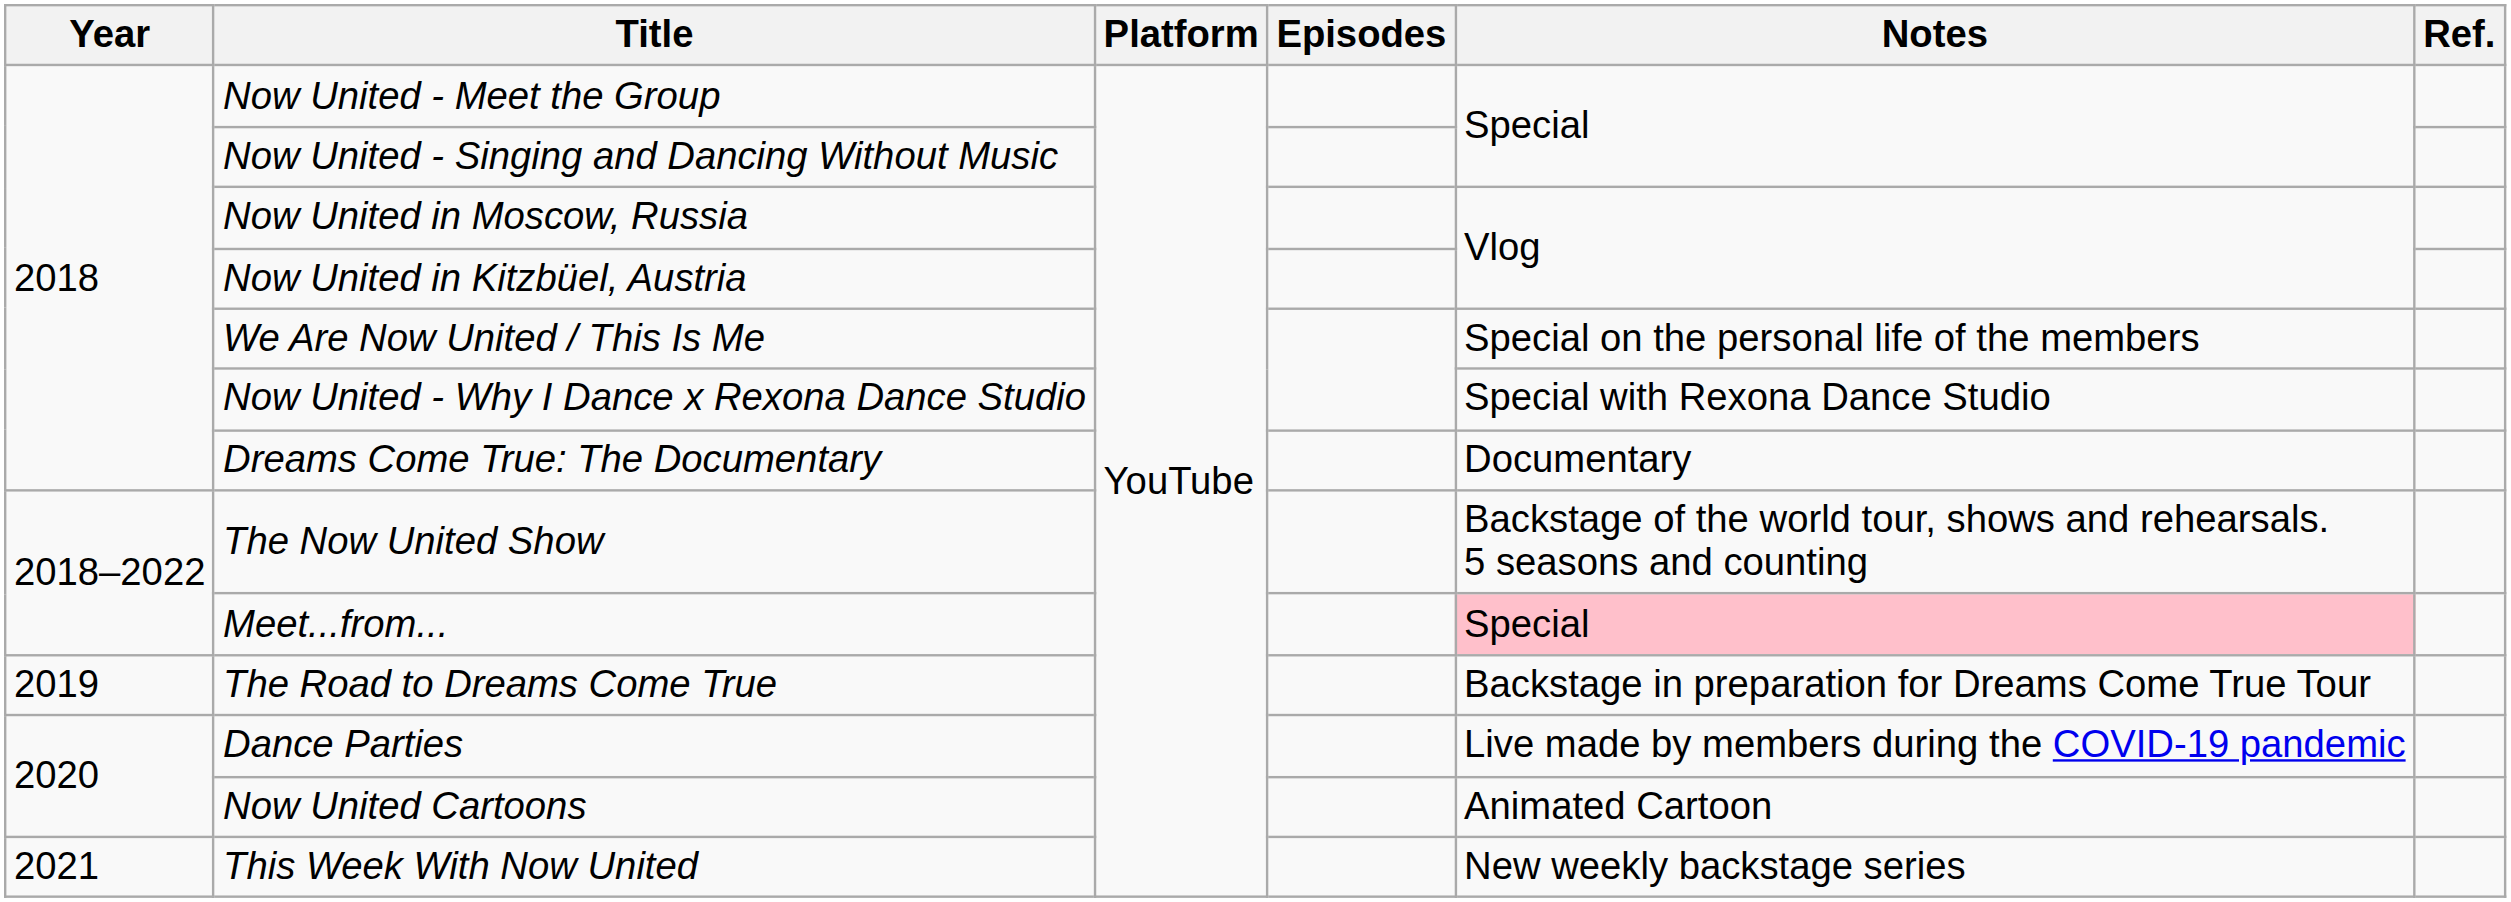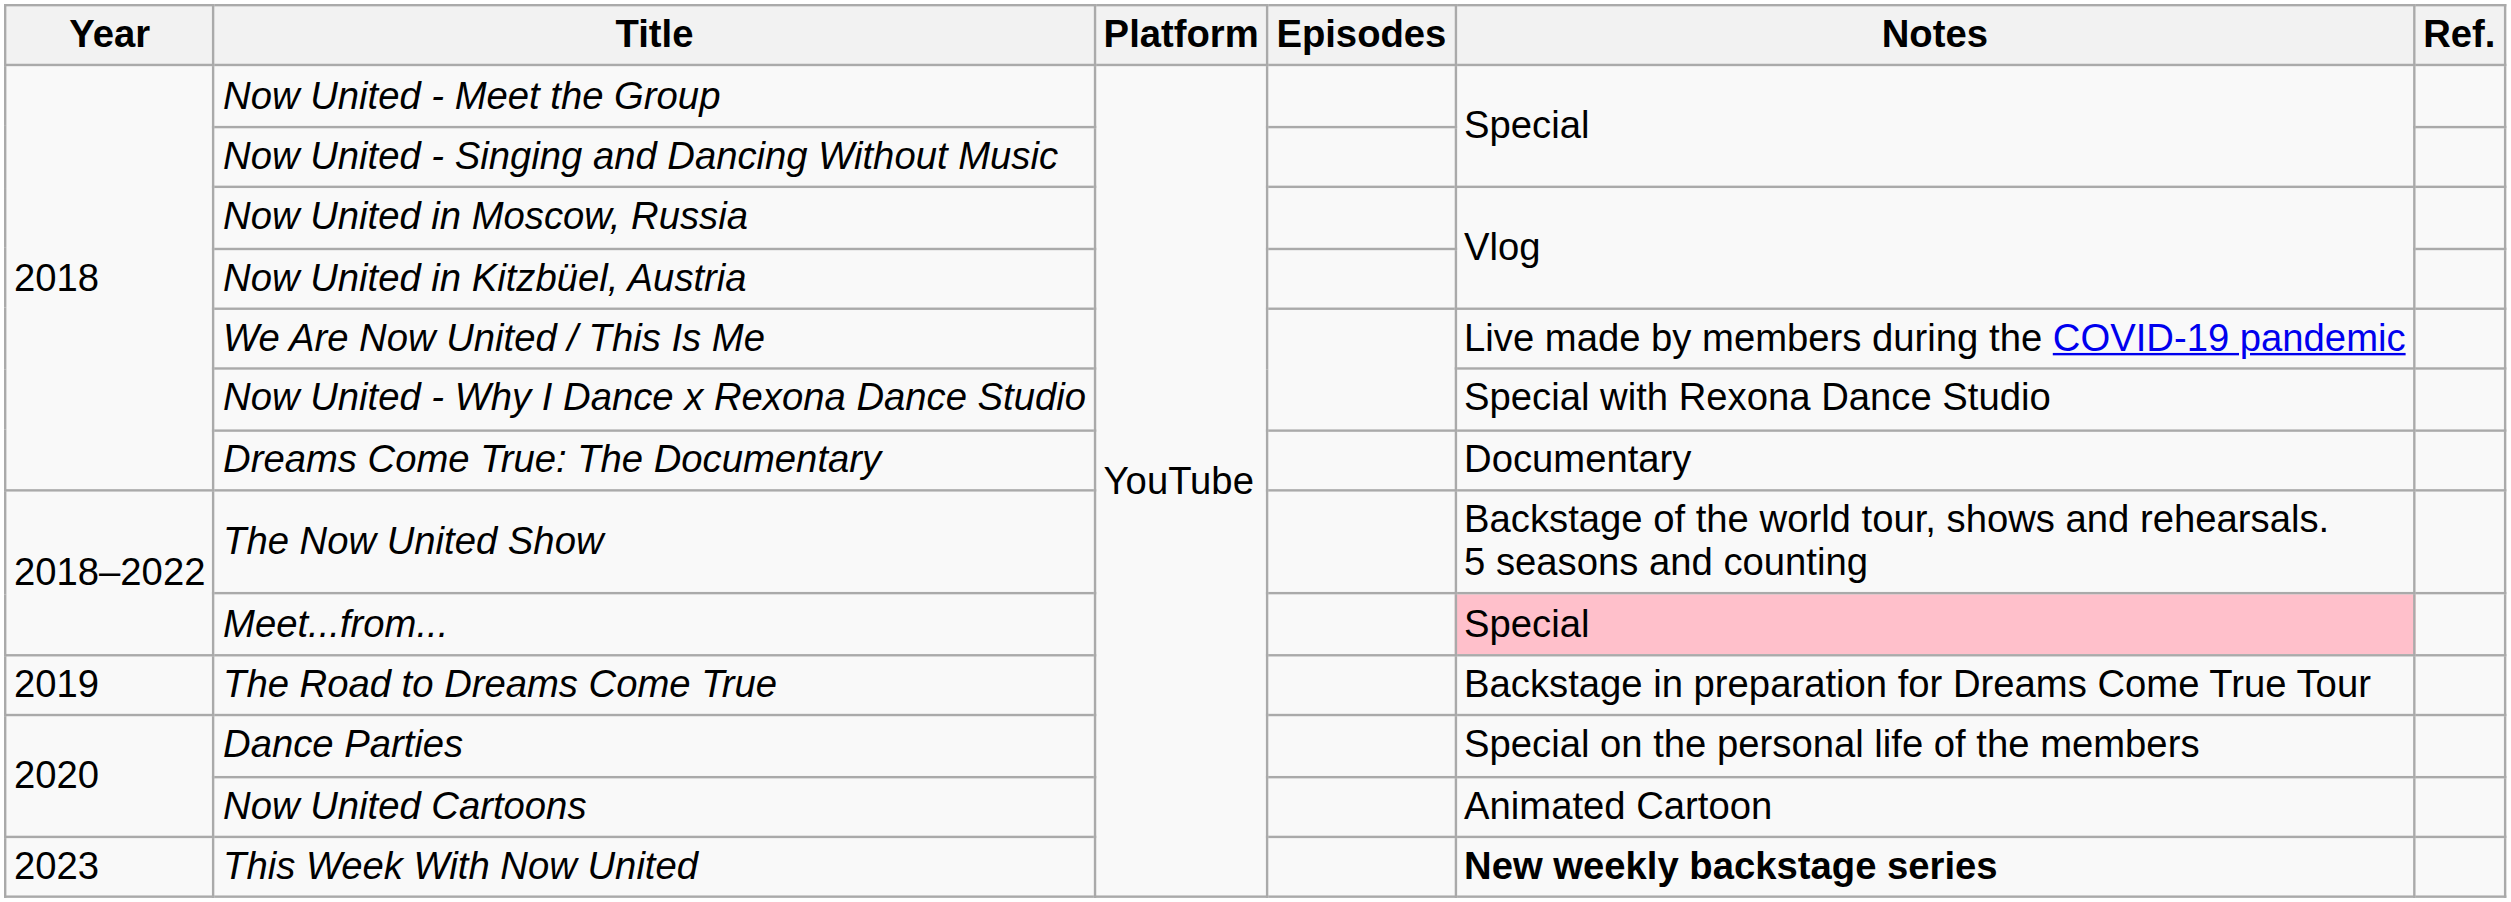(1832, 338) Special on the personal life of the members -> (1935, 338) Live made by members during the COVID-19 pandemic
(1935, 744) Live made by members during the COVID-19 pandemic -> (1832, 744) Special on the personal life of the members
(57, 866) 2021 -> (57, 866) 2023
(1715, 866) normal -> (1731, 866) bold
